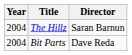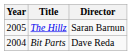(16, 27) 2004 -> (16, 27) 2005
